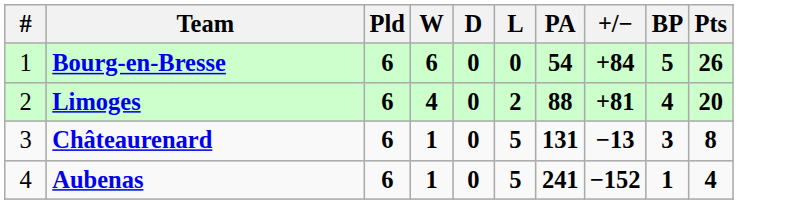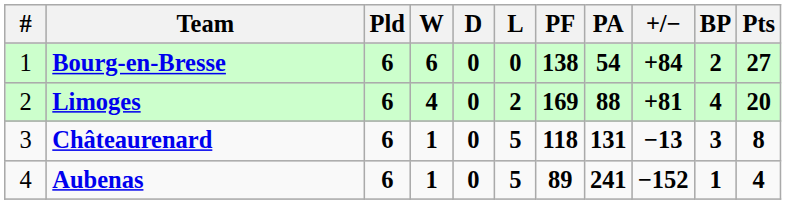+ column: (560, 23)
(667, 62) 5 -> (715, 62) 2
(711, 62) 26 -> (759, 62) 27
